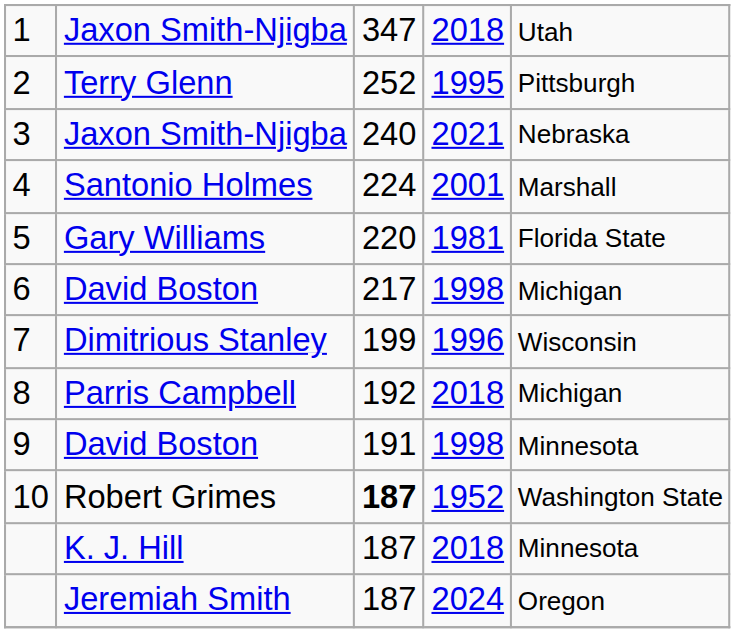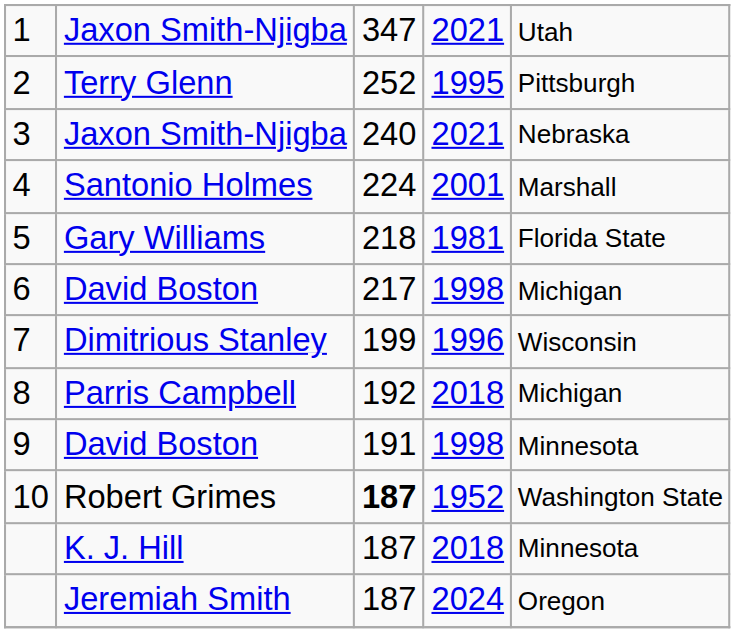(468, 30) 2018 -> (468, 30) 2021
(389, 237) 220 -> (389, 237) 218
